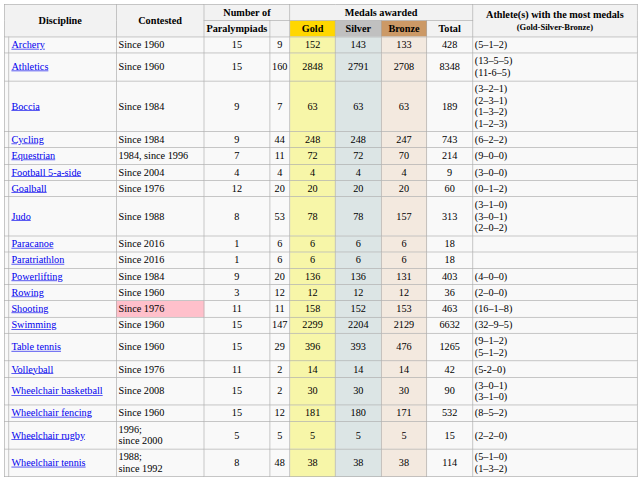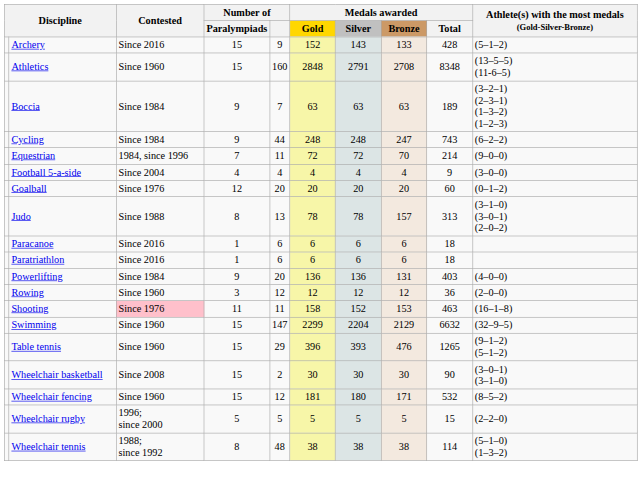(141, 45) Since 1960 -> (141, 45) Since 2016
(280, 216) 53 -> (280, 216) 13
- row: (32, 369)
